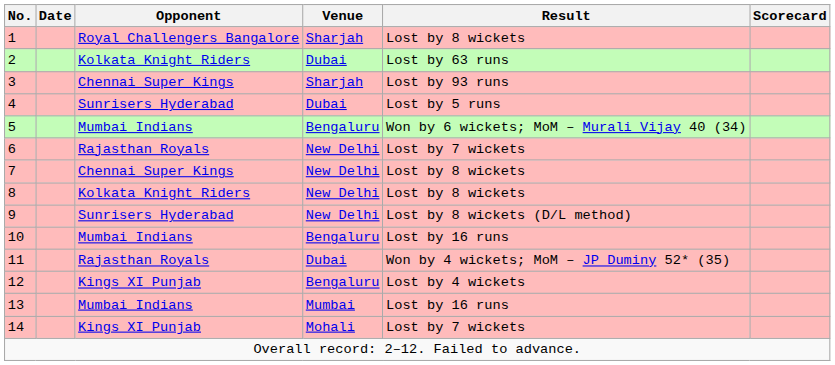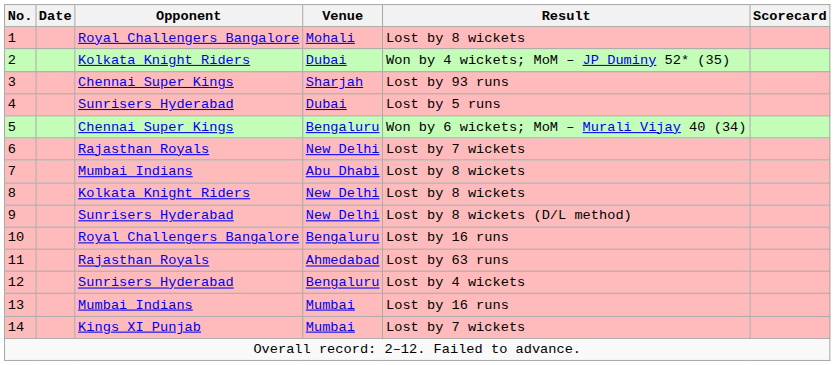(334, 38) Sharjah -> (330, 38) Mohali
(447, 60) Lost by 63 runs -> (558, 60) Won by 4 wickets; MoM – JP Duminy 52* (35)
(135, 127) Mumbai Indians -> (156, 127) Chennai Super Kings
(156, 171) Chennai Super Kings -> (135, 171) Mumbai Indians
(343, 171) New Delhi -> (343, 171) Abu Dhabi
(135, 238) Mumbai Indians -> (189, 238) Royal Challengers Bangalore
(326, 260) Dubai -> (343, 260) Ahmedabad
(558, 260) Won by 4 wickets; MoM – JP Duminy 52* (35) -> (447, 260) Lost by 63 runs
(140, 283) Kings XI Punjab -> (156, 283) Sunrisers Hyderabad
(330, 327) Mohali -> (330, 327) Mumbai
